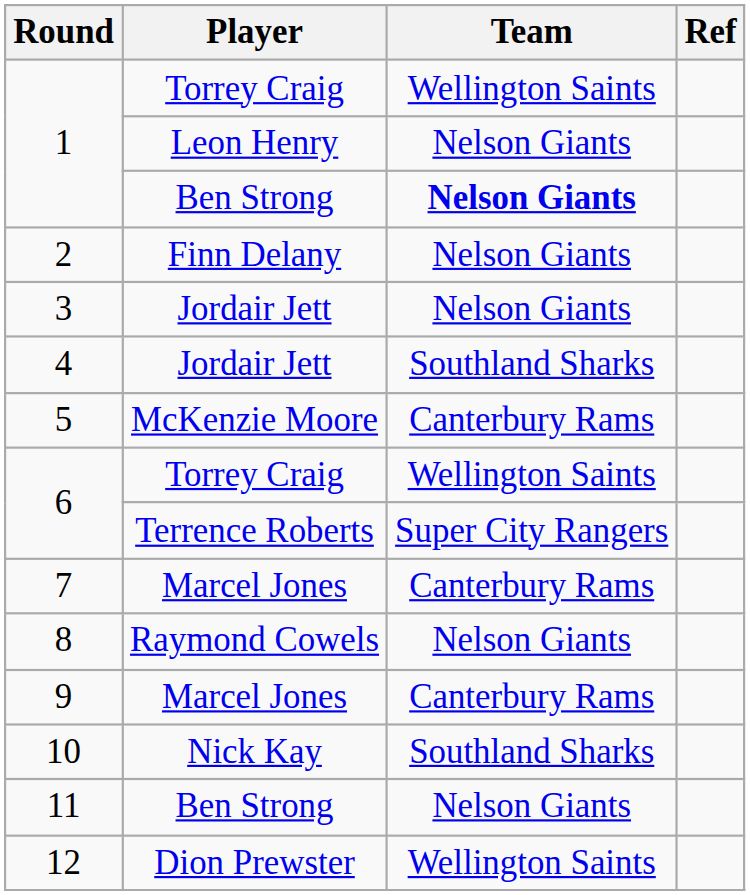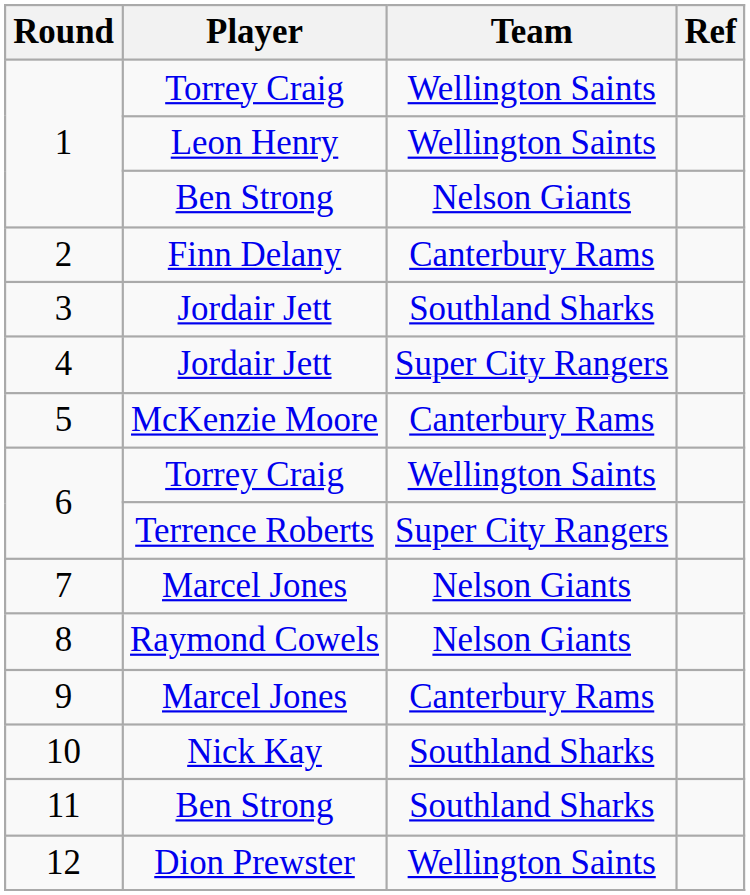(532, 142) Nelson Giants -> (532, 142) Wellington Saints
(532, 198) bold -> (532, 198) normal
(532, 253) Nelson Giants -> (532, 253) Canterbury Rams
(532, 308) Nelson Giants -> (532, 308) Southland Sharks
(532, 364) Southland Sharks -> (532, 364) Super City Rangers
(532, 585) Canterbury Rams -> (532, 585) Nelson Giants
(532, 806) Nelson Giants -> (532, 806) Southland Sharks
